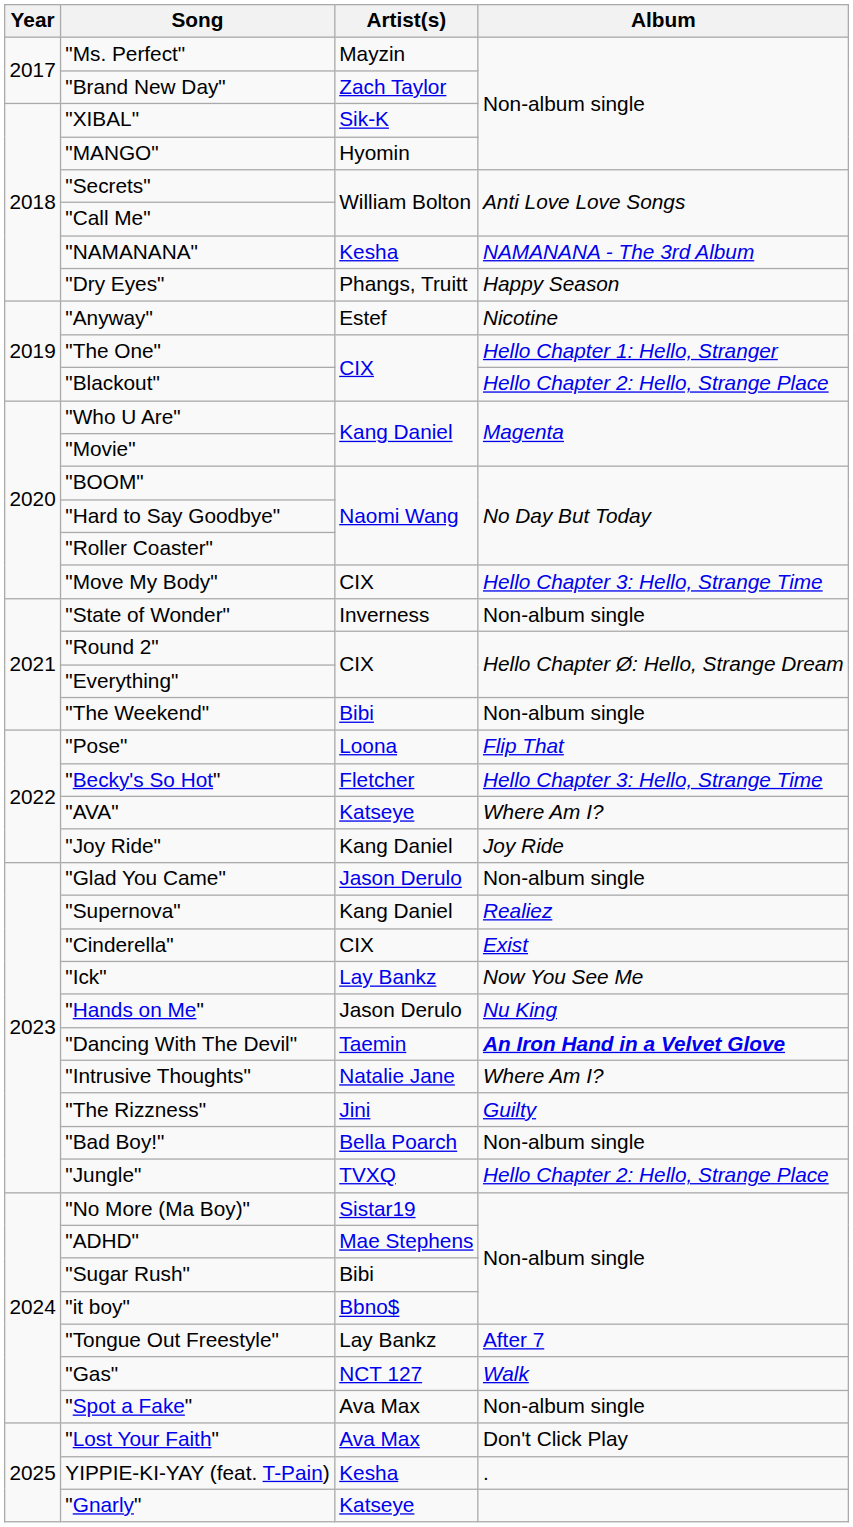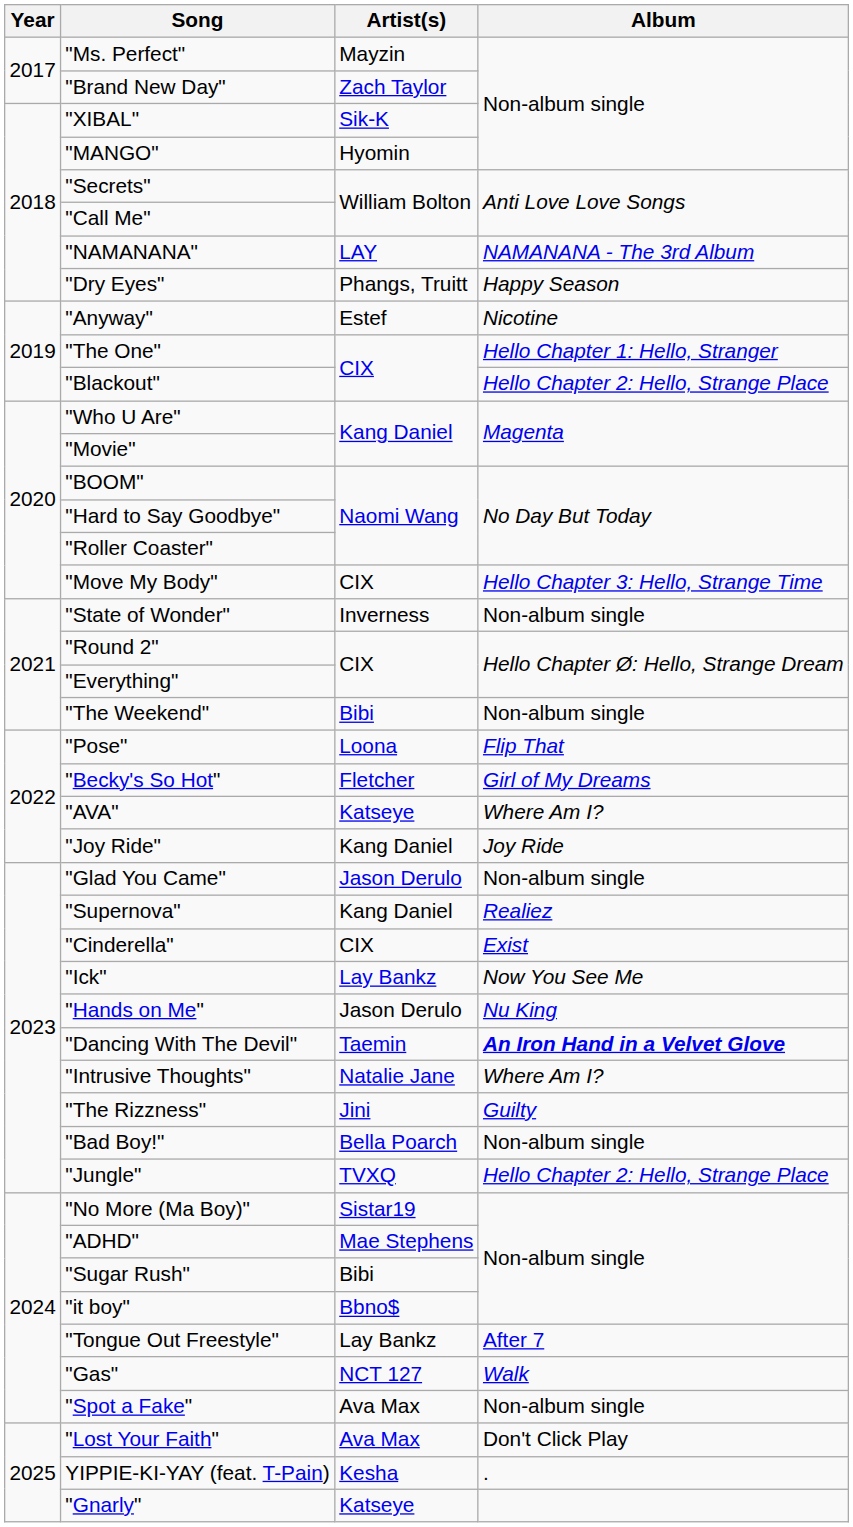(369, 251) Kesha -> (358, 251) LAY
(653, 779) Hello Chapter 3: Hello, Strange Time -> (567, 779) Girl of My Dreams
